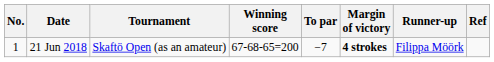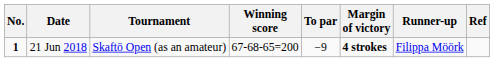(16, 47) normal -> (16, 47) bold
(321, 47) −7 -> (321, 47) −9
